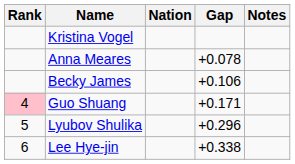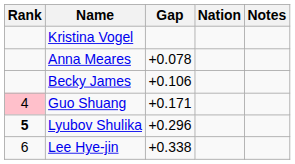columns swapped: (170, 15) <-> (220, 15)
(25, 125) normal -> (25, 125) bold
